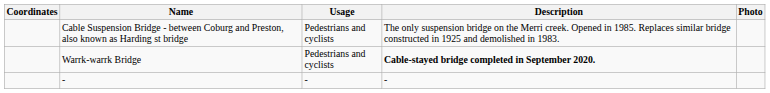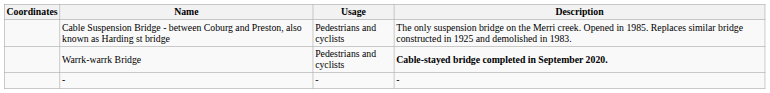- column: (751, 12)
